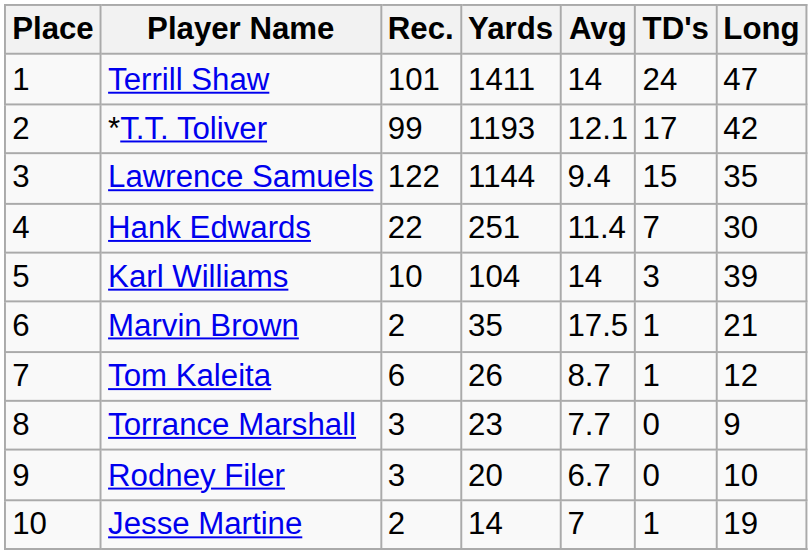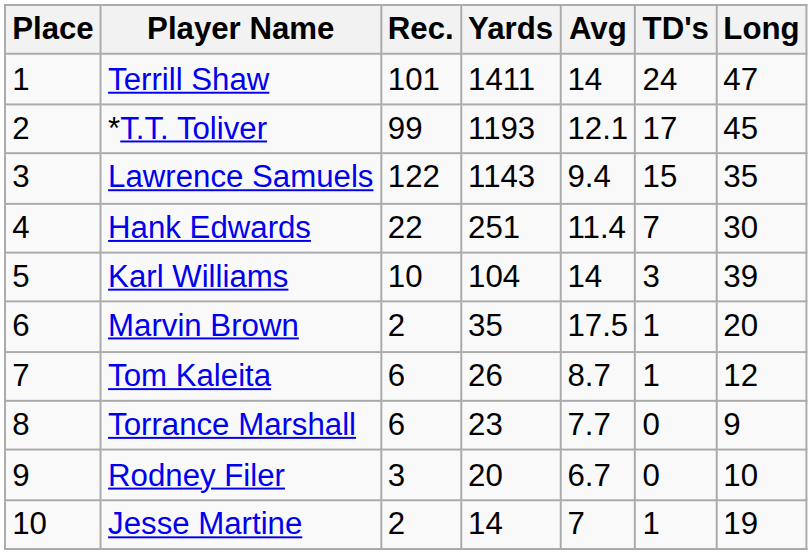(741, 128) 42 -> (741, 128) 45
(502, 177) 1144 -> (502, 177) 1143
(741, 326) 21 -> (741, 326) 20
(396, 425) 3 -> (396, 425) 6
